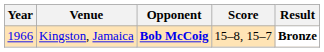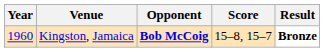(20, 36) 1966 -> (20, 36) 1960
